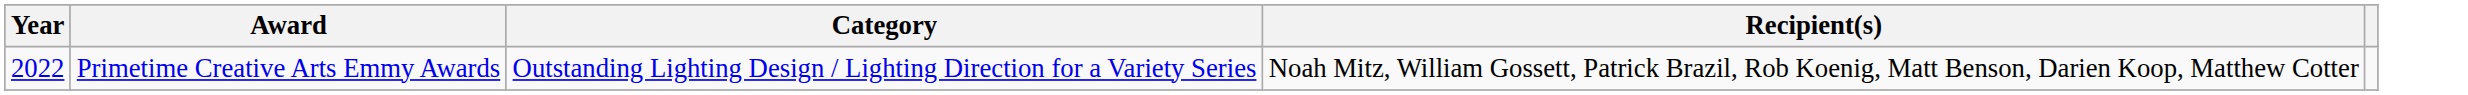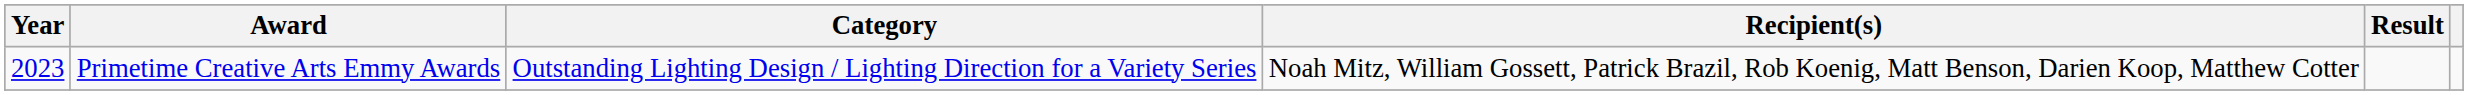+ column: (2407, 25)
(38, 68) 2022 -> (38, 68) 2023
